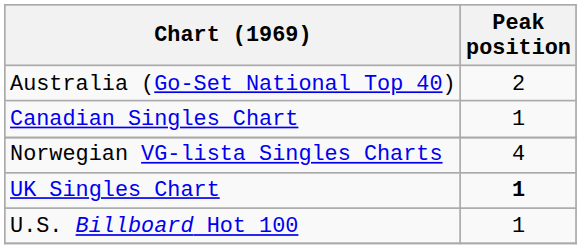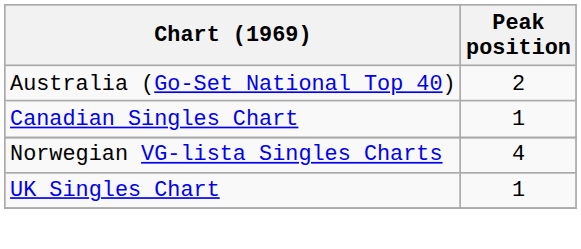(519, 190) bold -> (519, 190) normal
- row: (154, 226)
